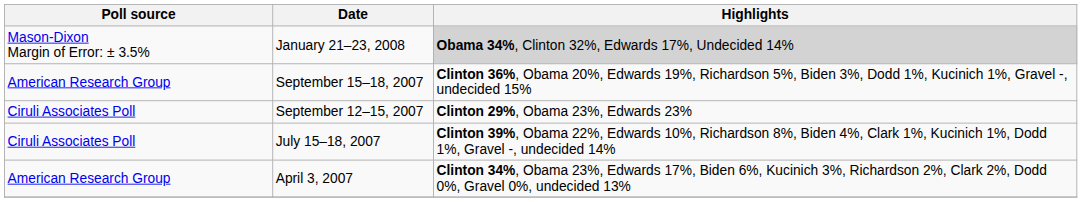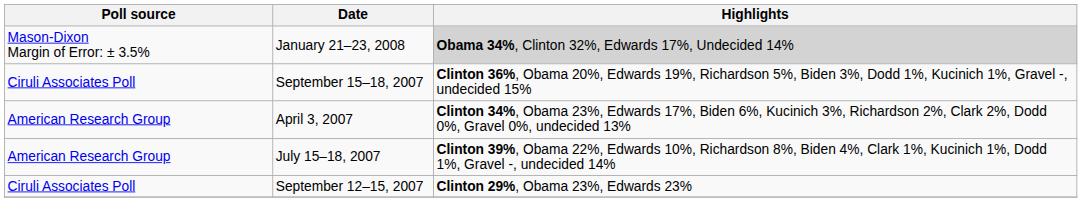(89, 82) American Research Group -> (71, 82) Ciruli Associates Poll
rows swapped: (350, 111) <-> (314, 178)
(71, 141) Ciruli Associates Poll -> (89, 156) American Research Group
